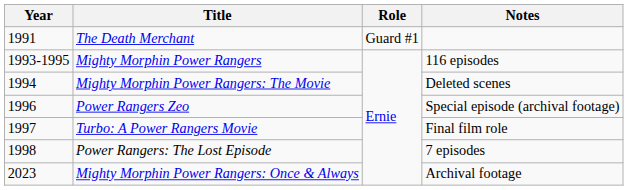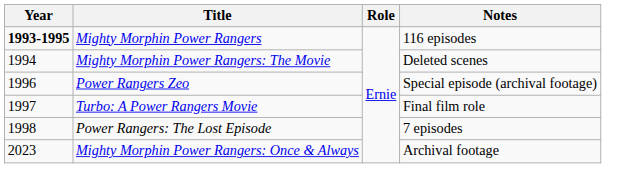- row: (135, 38)
(39, 60) normal -> (39, 38) bold
